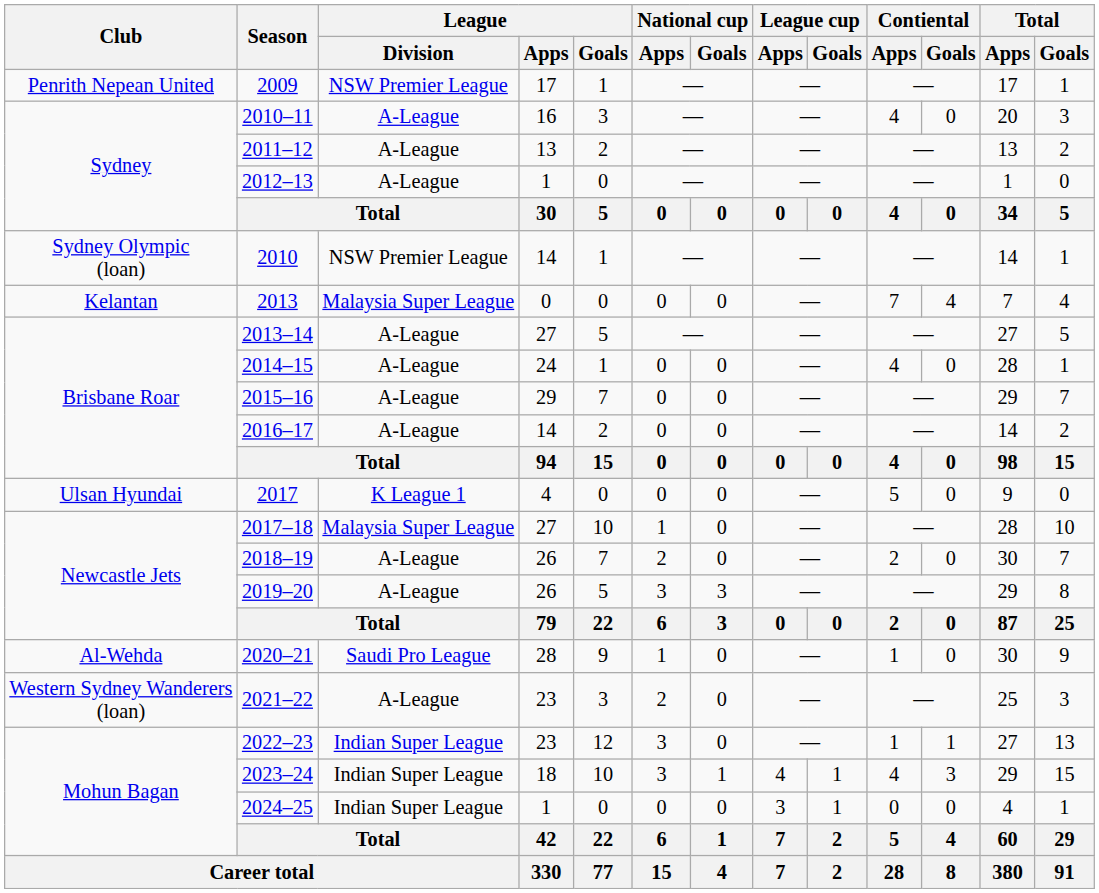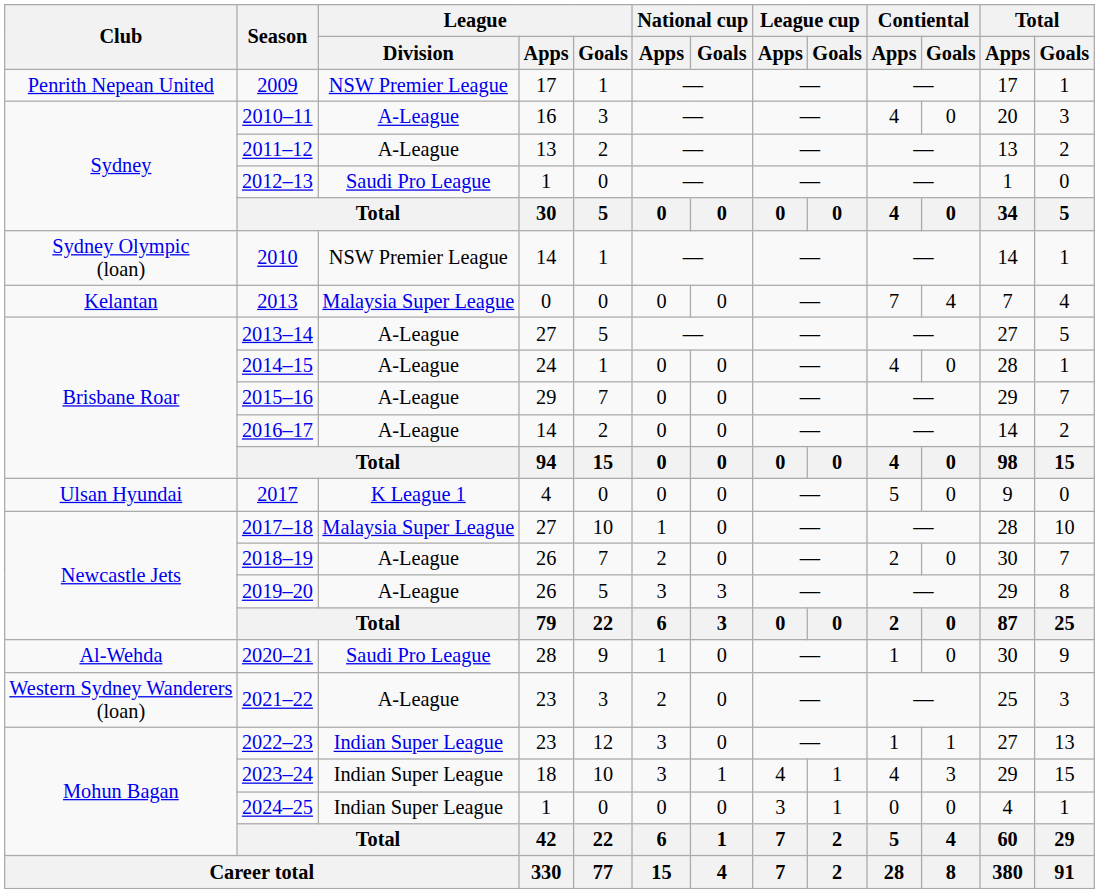(418, 181) A-League -> (418, 181) Saudi Pro League
